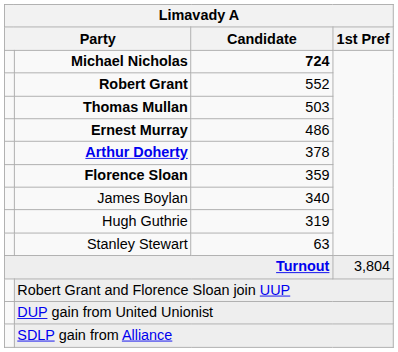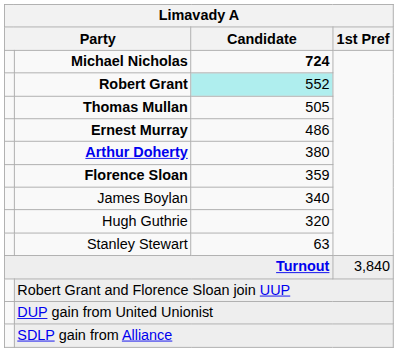(317, 84) no background -> (317, 84) paleturquoise background
(317, 107) 503 -> (317, 107) 505
(317, 152) 378 -> (317, 152) 380
(317, 221) 319 -> (317, 221) 320
(372, 267) 3,804 -> (372, 267) 3,840
